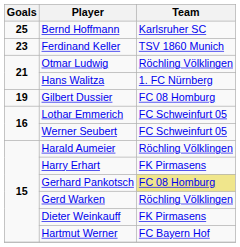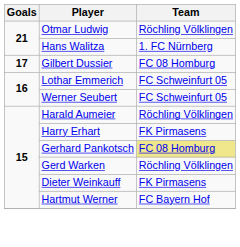- row: (80, 30)
- row: (81, 47)
(22, 98) 19 -> (22, 64) 17
